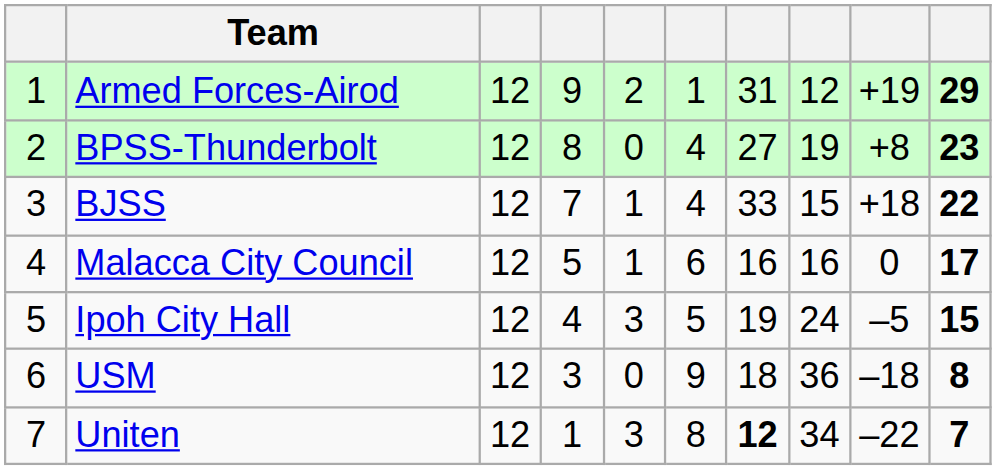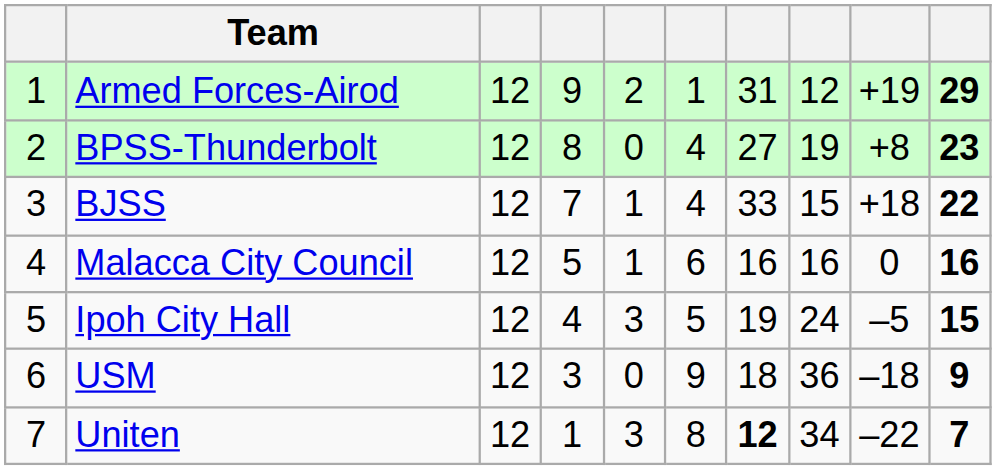(959, 262) 17 -> (959, 262) 16
(959, 377) 8 -> (959, 377) 9
